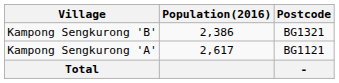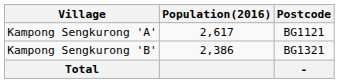rows swapped: (82, 51) <-> (82, 32)
